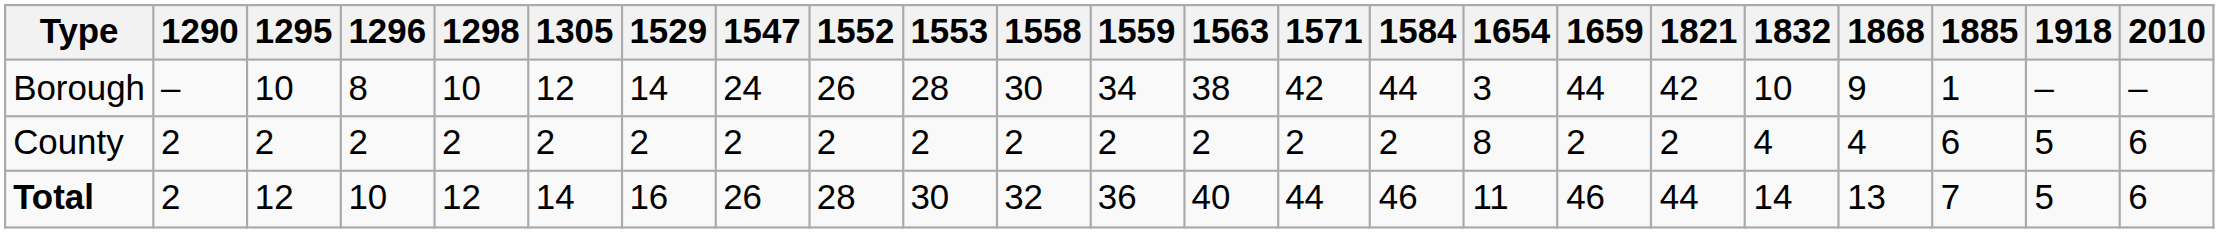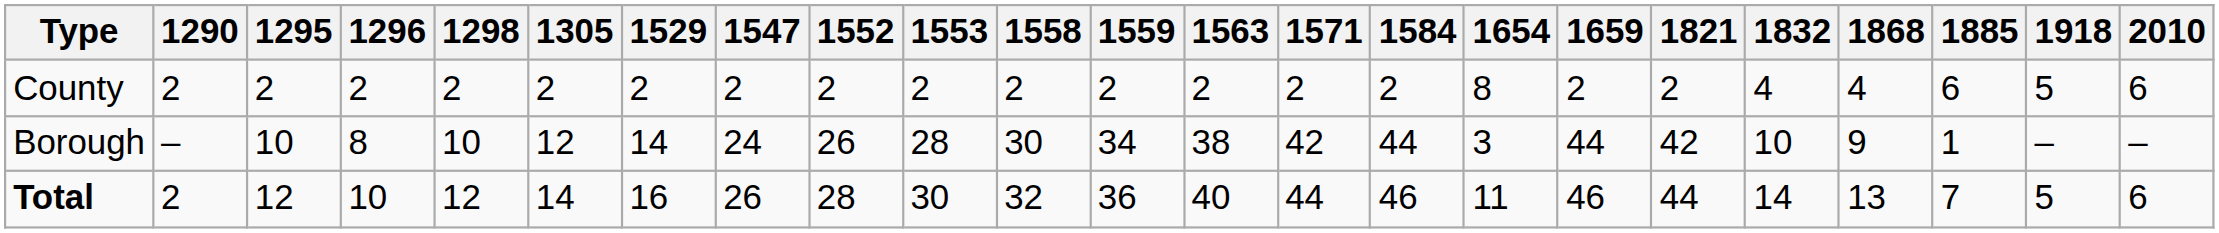rows swapped: (79, 87) <-> (68, 142)
